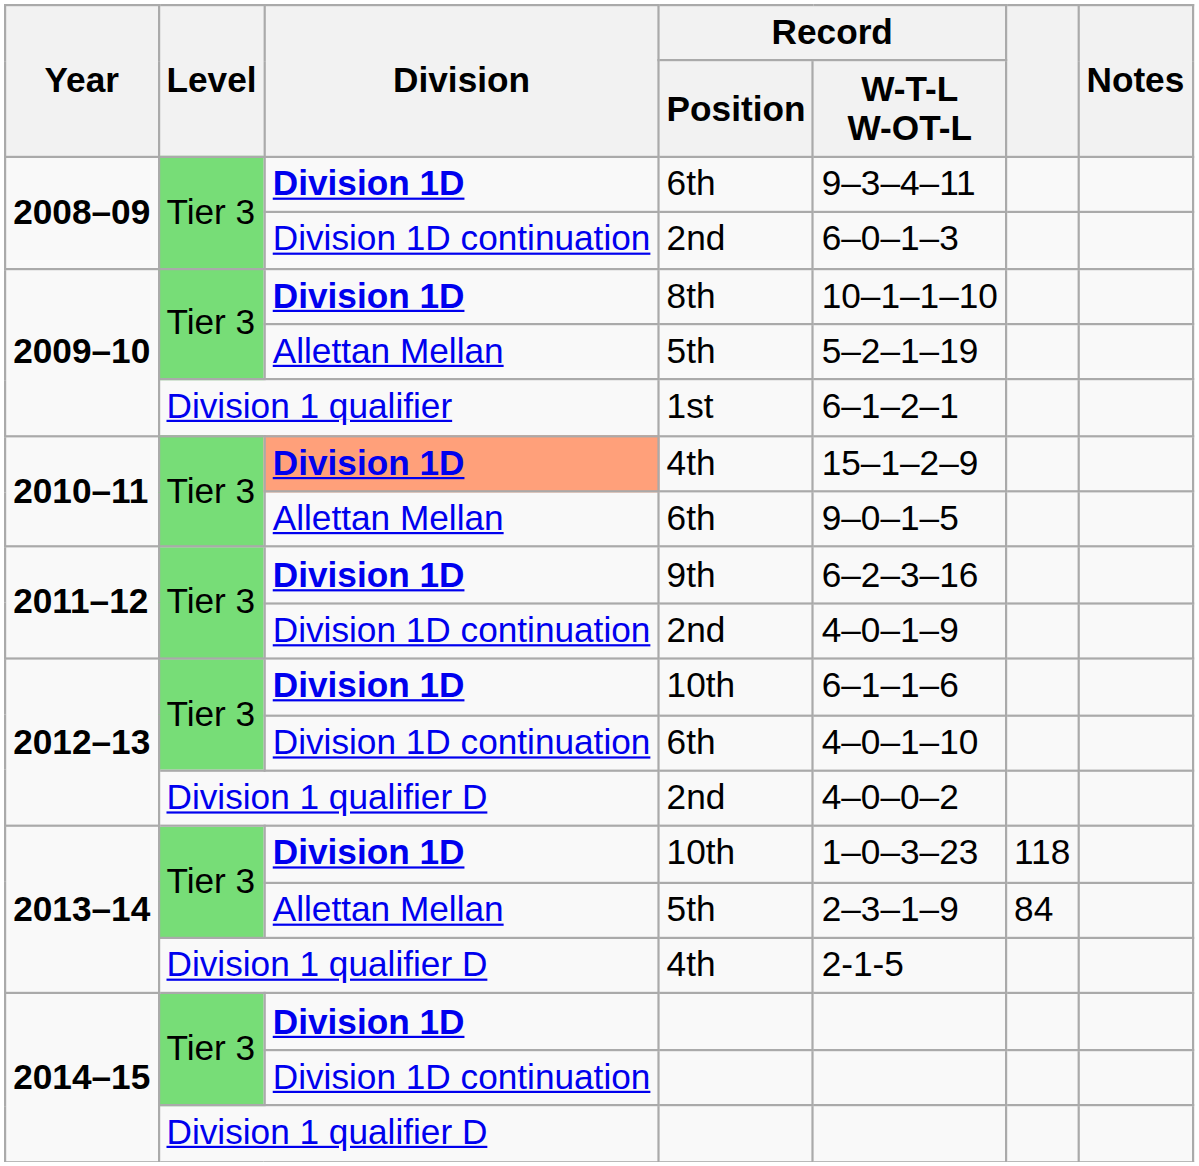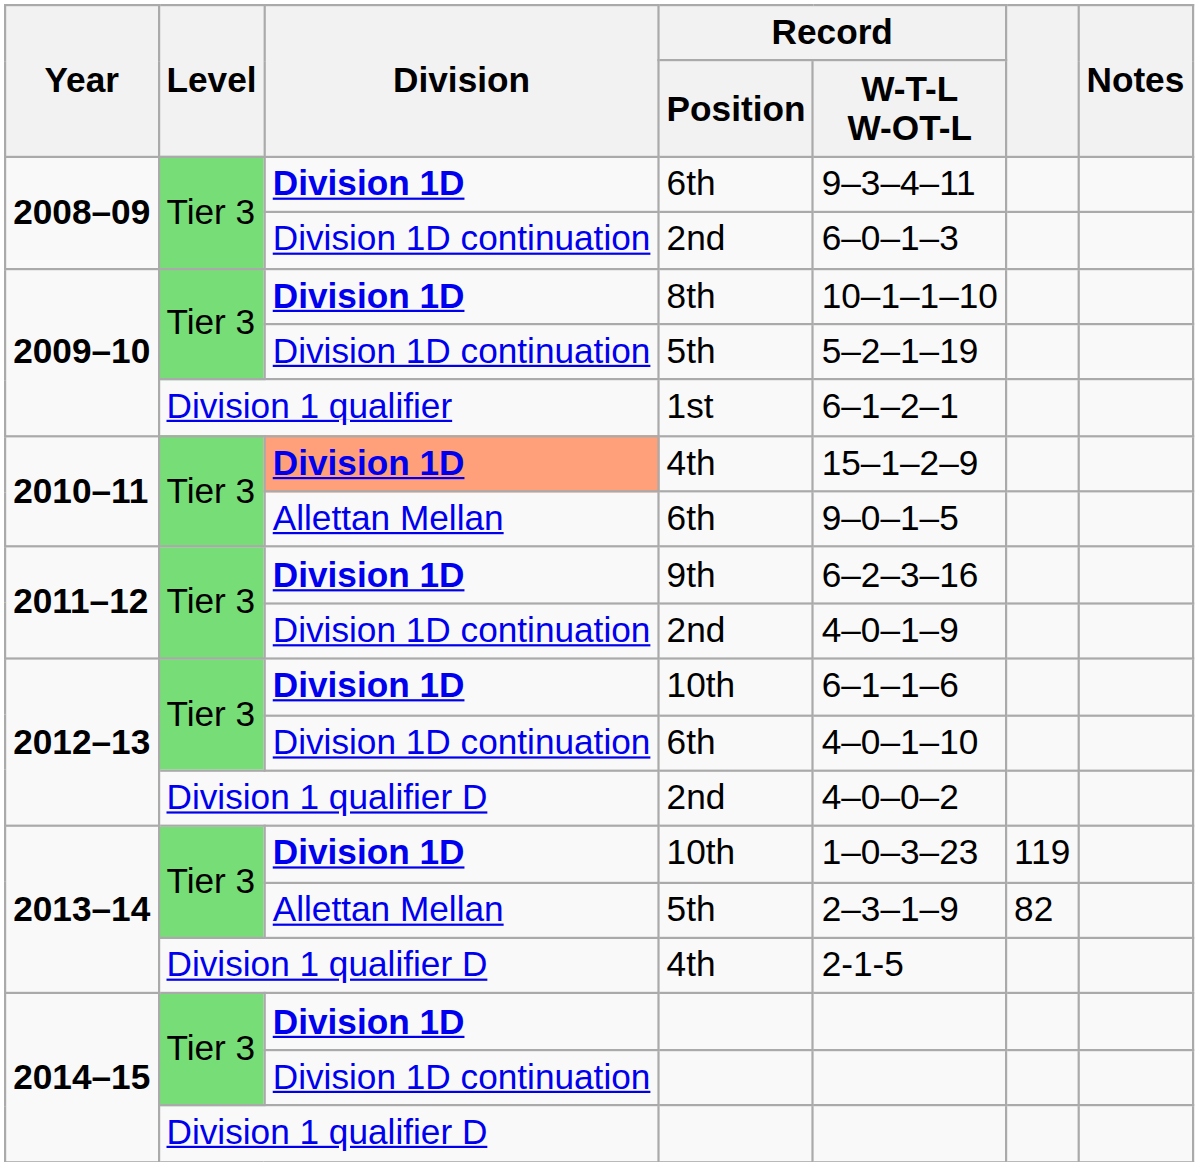(388, 351) Allettan Mellan -> (462, 351) Division 1D continuation
(1042, 853) 118 -> (1042, 853) 119
(1034, 909) 84 -> (1034, 909) 82
